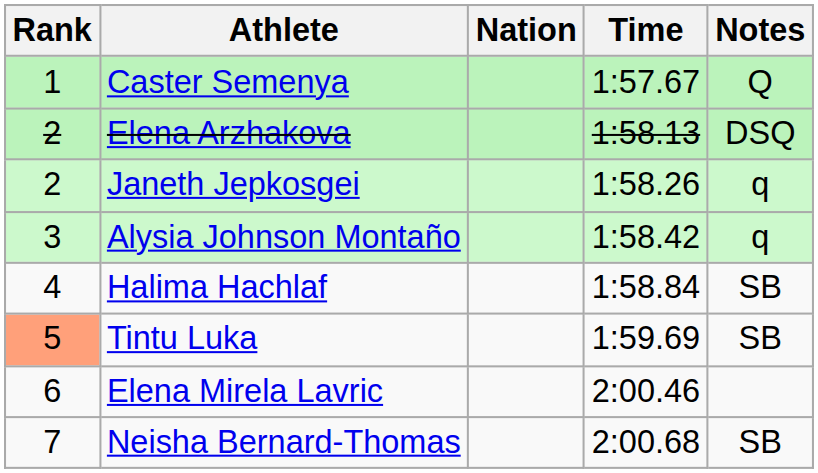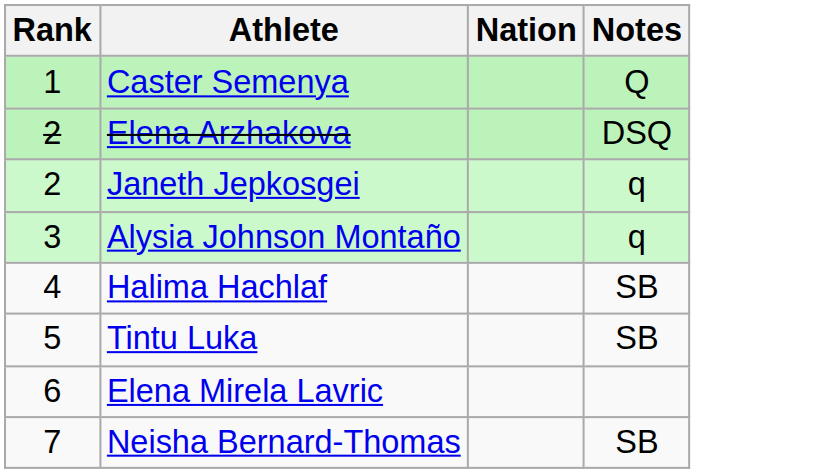- column: (646, 30)
(52, 339) lightsalmon background -> (52, 339) no background
